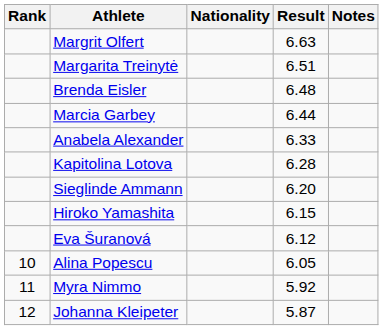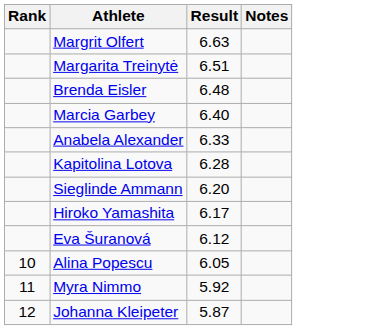- column: (230, 16)
(301, 115) 6.44 -> (214, 115) 6.40
(301, 213) 6.15 -> (214, 213) 6.17
